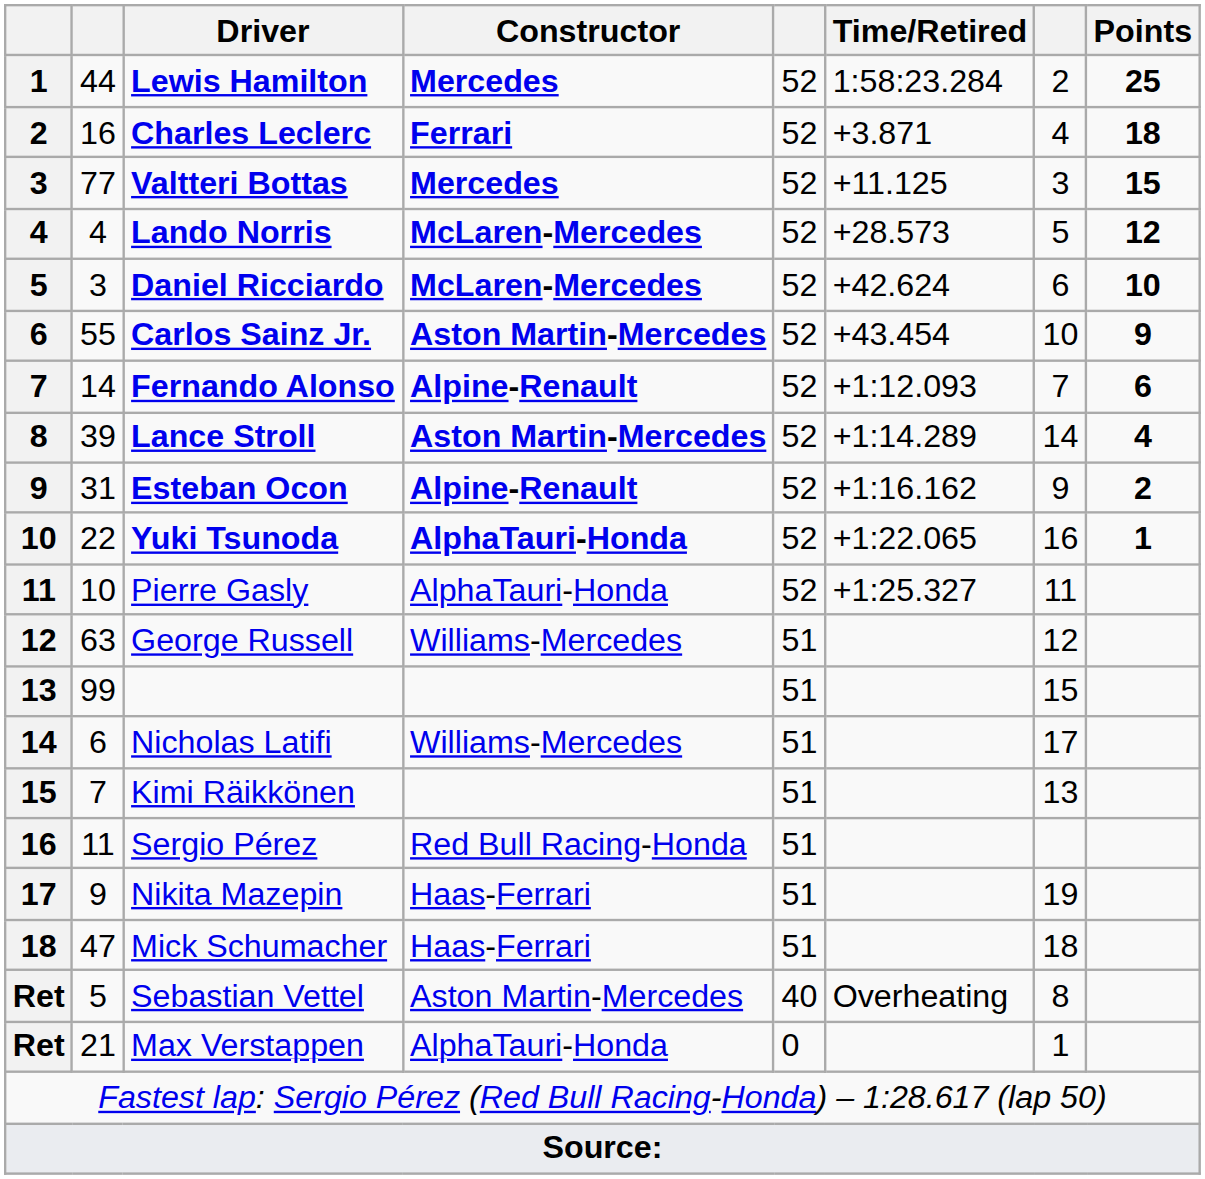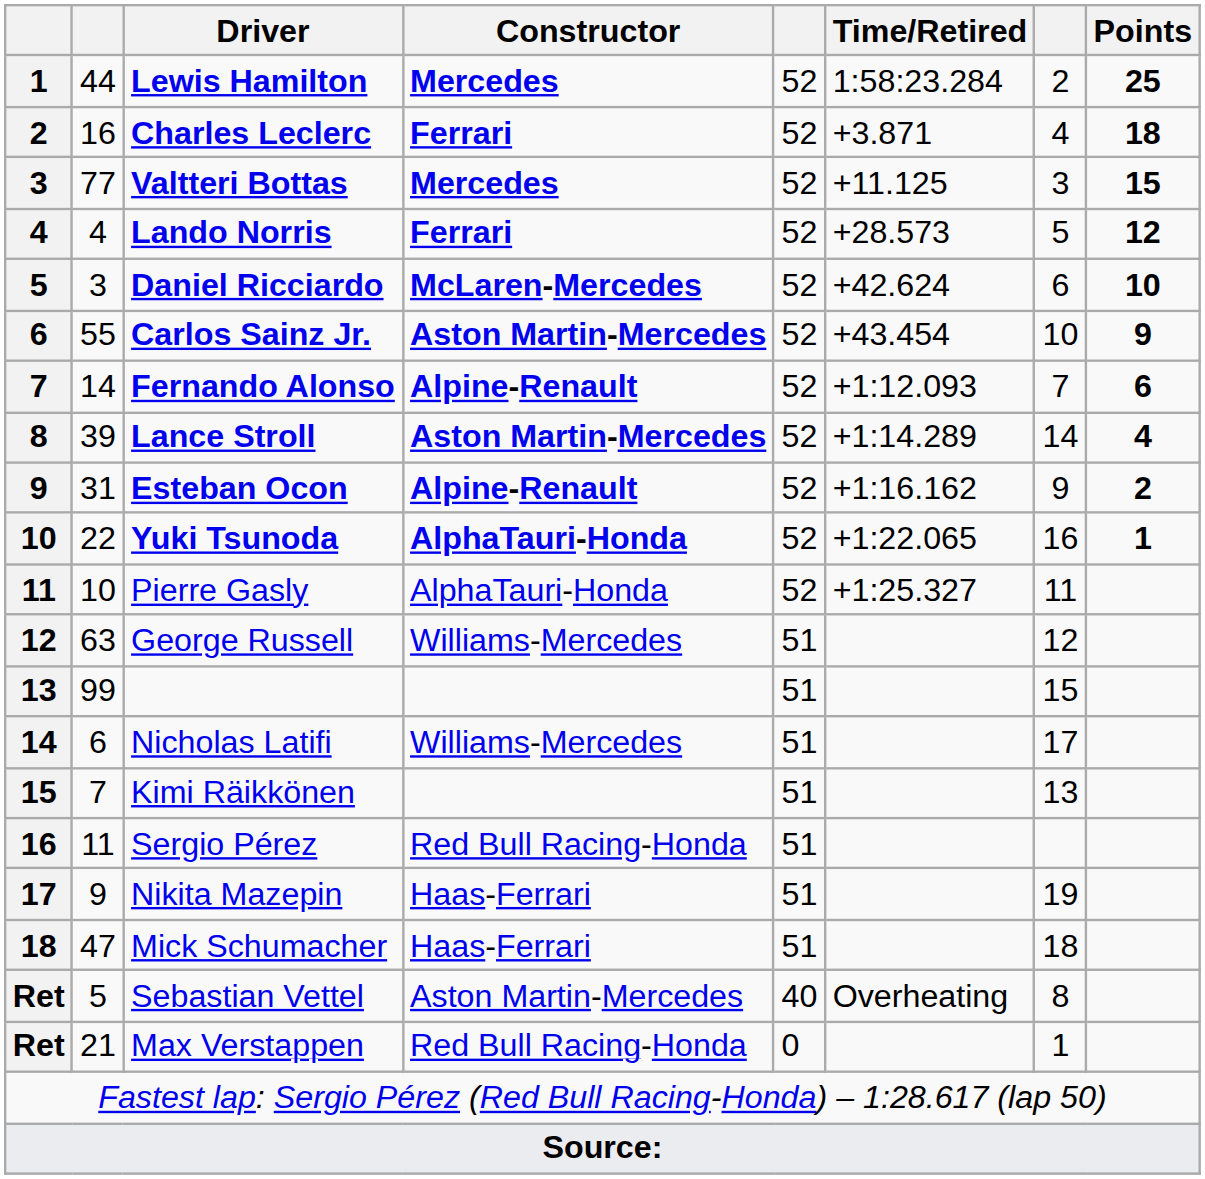(556, 233) McLaren-Mercedes -> (461, 233) Ferrari
(539, 1046) AlphaTauri-Honda -> (578, 1046) Red Bull Racing-Honda
